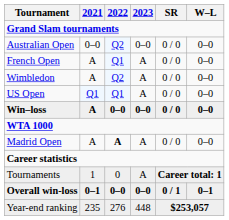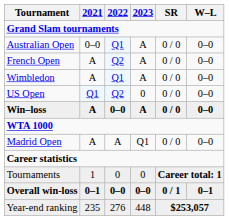(118, 45) Q2 -> (118, 45) Q1
(143, 45) 0–0 -> (143, 45) A
(118, 61) Q1 -> (118, 61) Q2
(118, 77) Q2 -> (118, 77) Q1
(118, 93) Q1 -> (118, 93) Q2
(143, 93) A -> (143, 93) 0
(143, 110) 0–0 -> (143, 110) A
(118, 142) bold -> (118, 142) normal
(143, 142) A -> (143, 142) Q1
(143, 175) A -> (143, 175) 0
